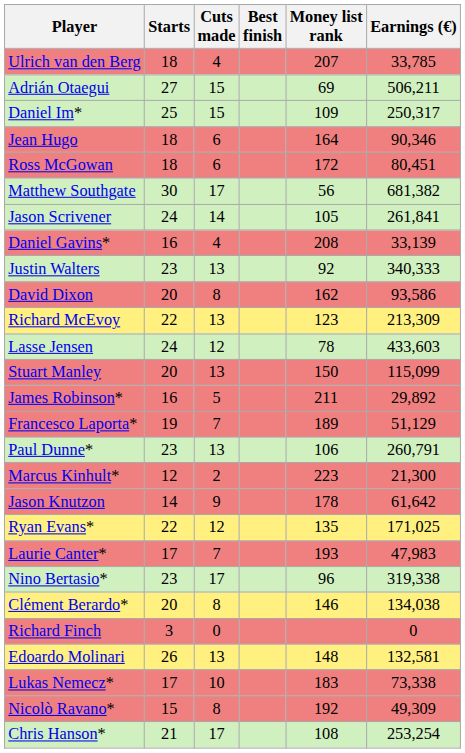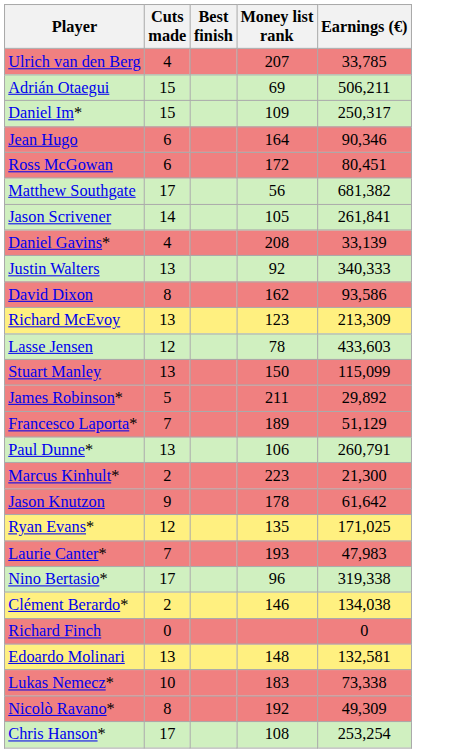- column: (169, 26)
(217, 605) 8 -> (167, 605) 2
